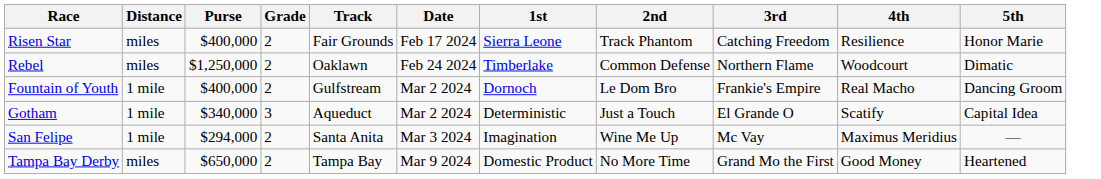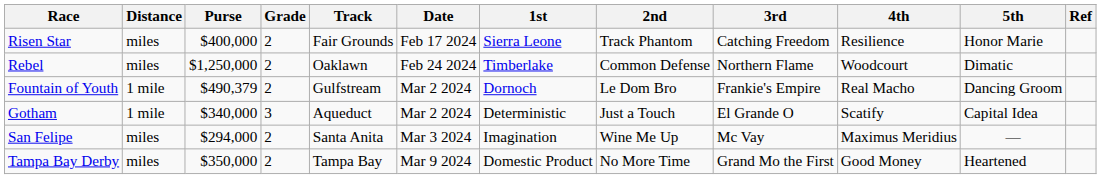+ column: (1081, 16)
(229, 88) $400,000 -> (229, 88) $490,379
(145, 137) 1 mile -> (143, 137) miles
(229, 161) $650,000 -> (229, 161) $350,000
